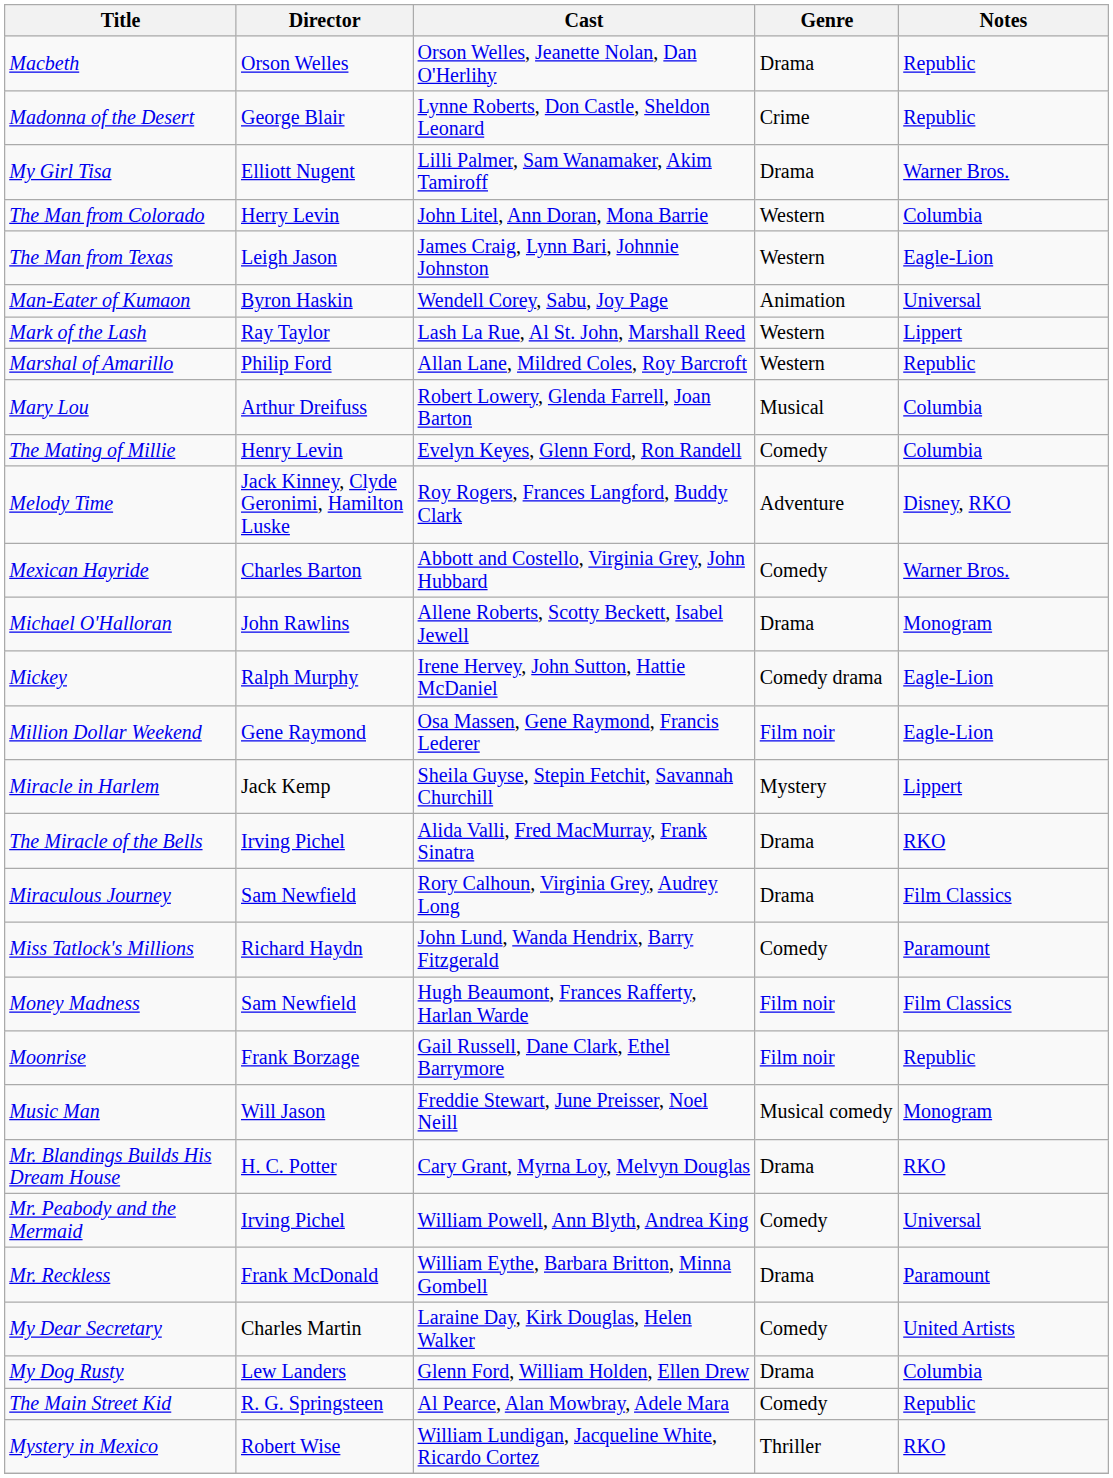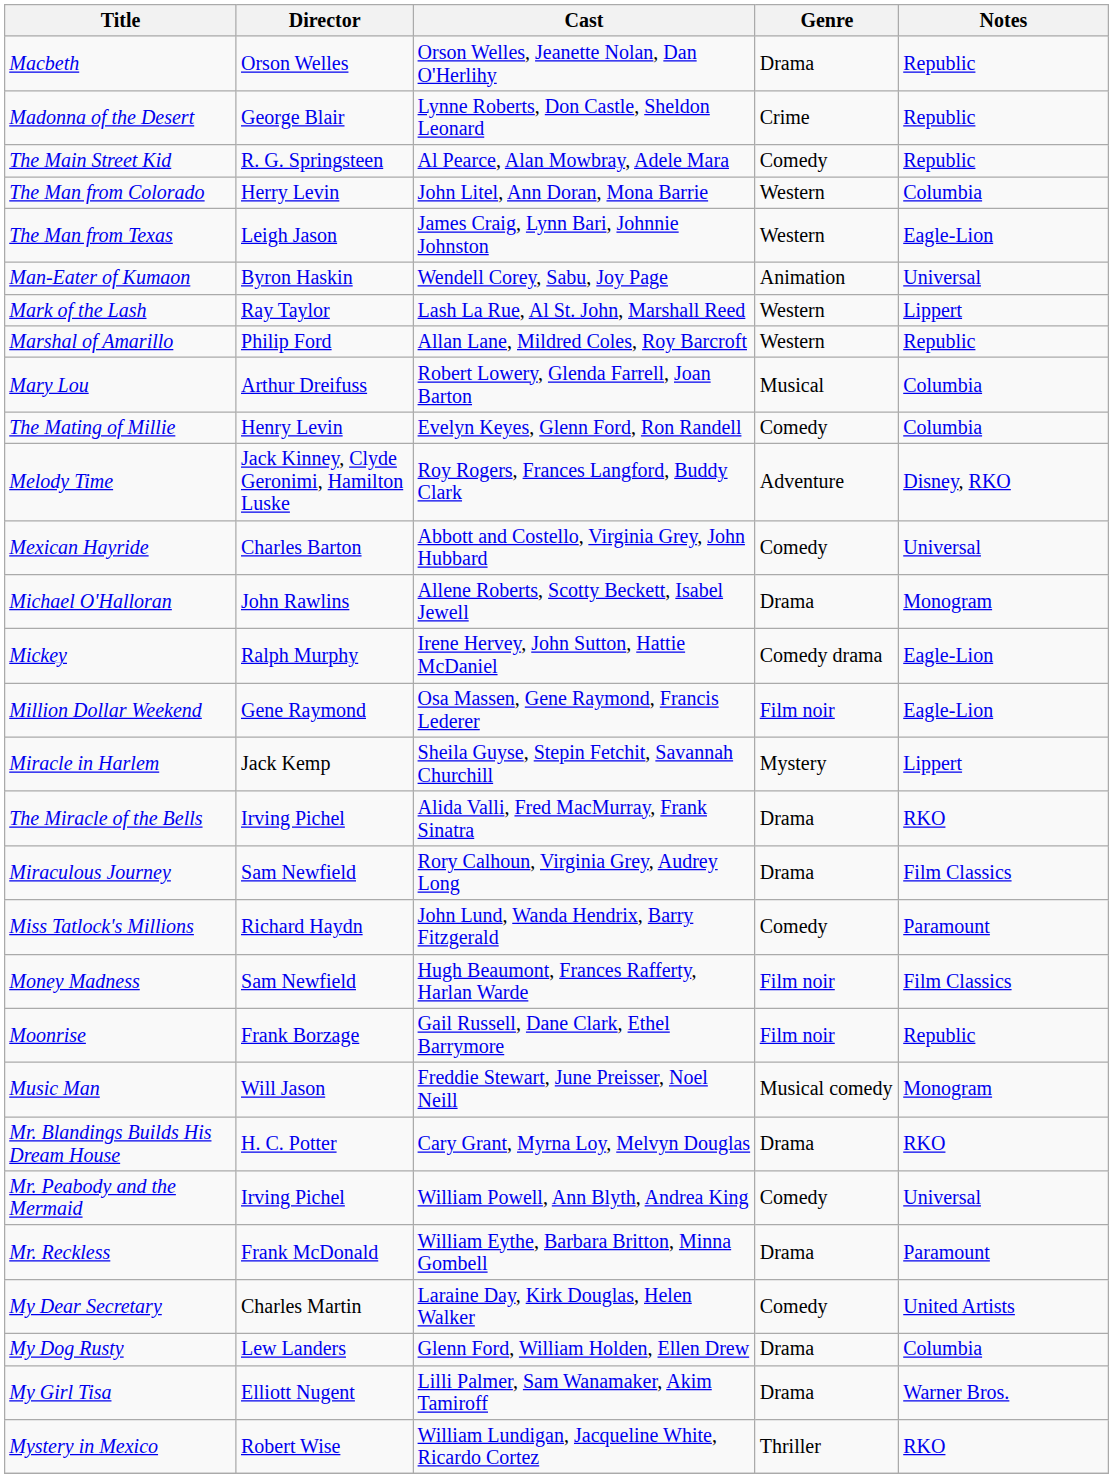rows swapped: (90, 1403) <-> (60, 171)
(956, 569) Warner Bros. -> (942, 547) Universal
